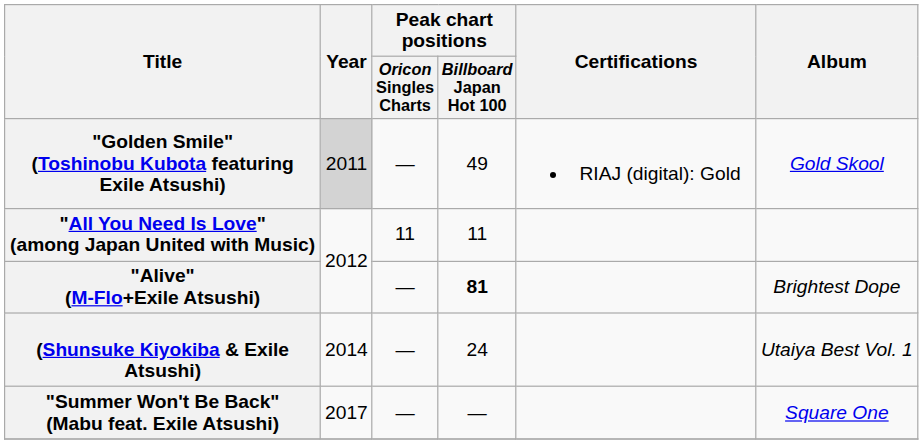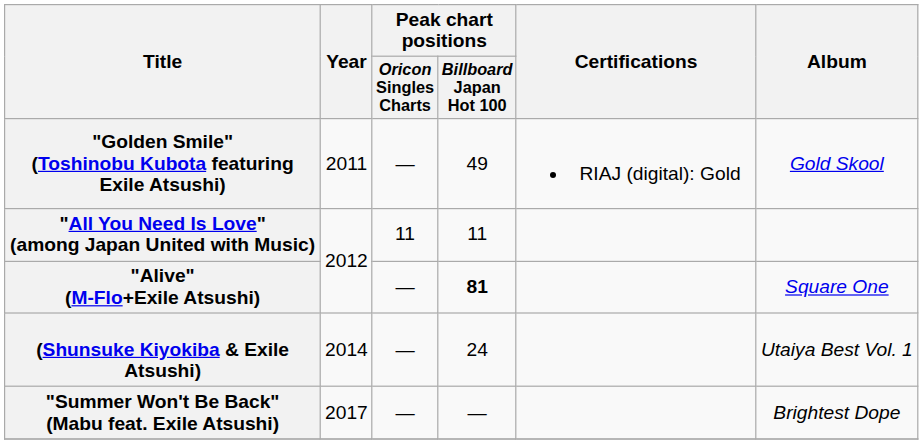(346, 163) lightgrey background -> (346, 163) no background
(837, 286) Brightest Dope -> (837, 286) Square One
(837, 412) Square One -> (837, 412) Brightest Dope
